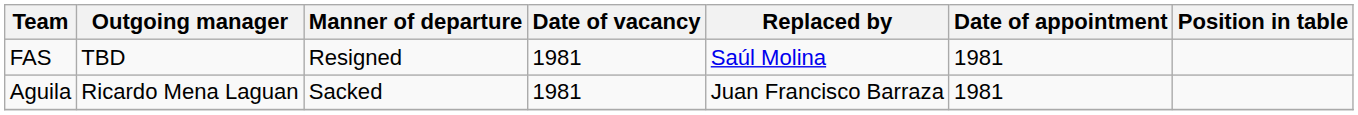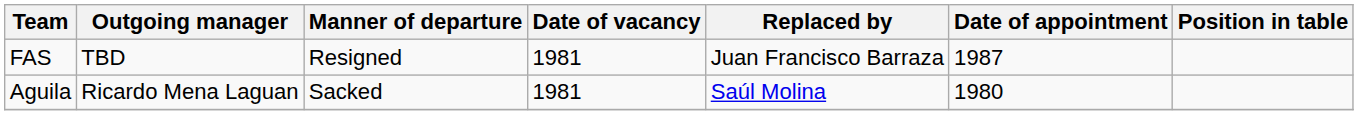(768, 57) Saúl Molina -> (827, 57) Juan Francisco Barraza
(979, 57) 1981 -> (979, 57) 1987
(827, 92) Juan Francisco Barraza -> (768, 92) Saúl Molina
(979, 92) 1981 -> (979, 92) 1980
